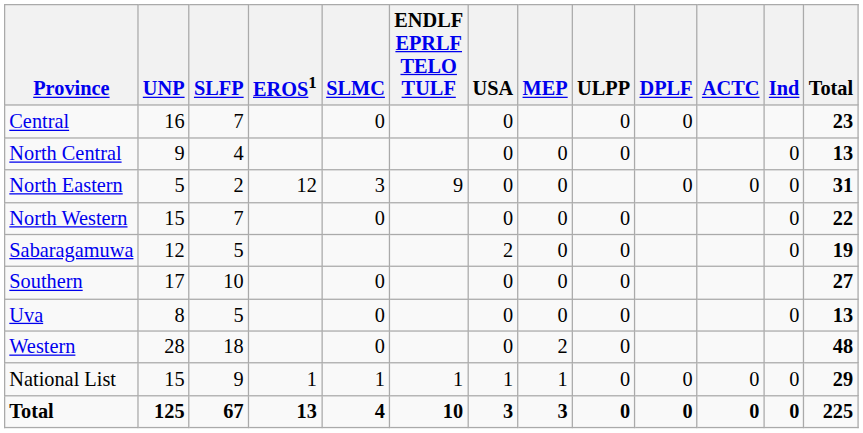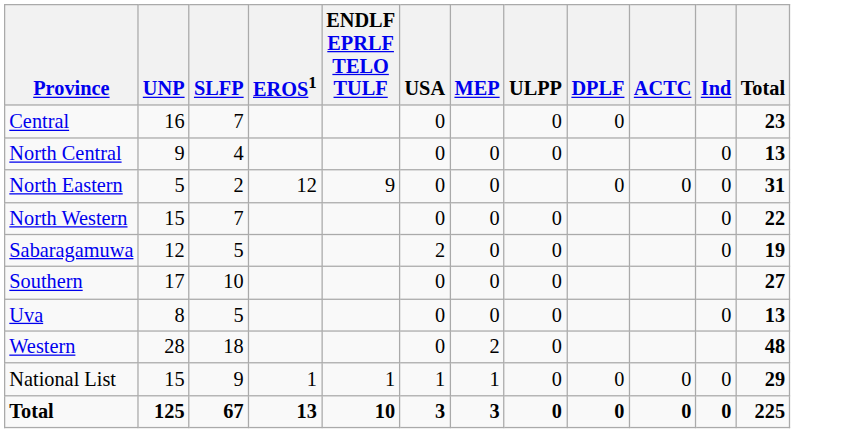- column: (356, 89)
